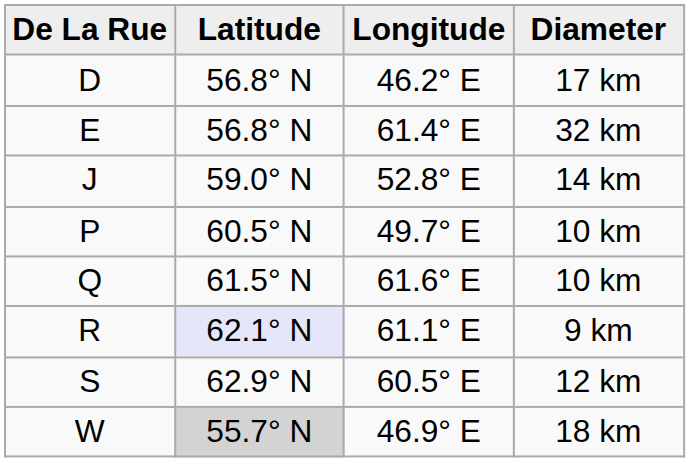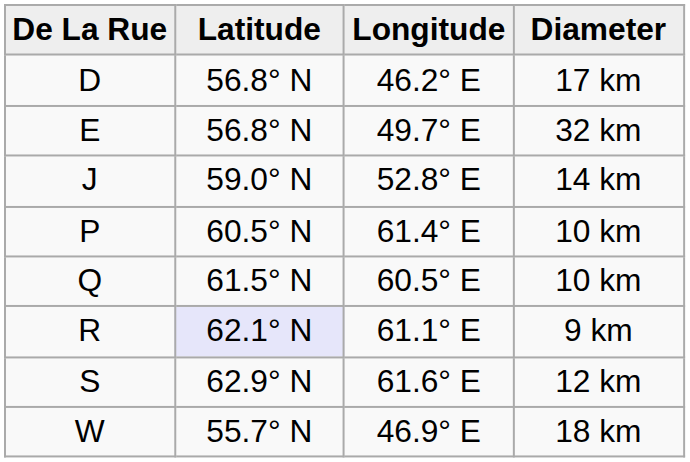(429, 130) 61.4° E -> (429, 130) 49.7° E
(429, 230) 49.7° E -> (429, 230) 61.4° E
(429, 280) 61.6° E -> (429, 280) 60.5° E
(429, 381) 60.5° E -> (429, 381) 61.6° E
(259, 431) lightgrey background -> (259, 431) no background
